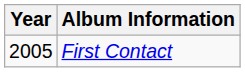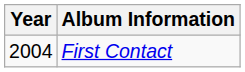(31, 50) 2005 -> (31, 50) 2004
